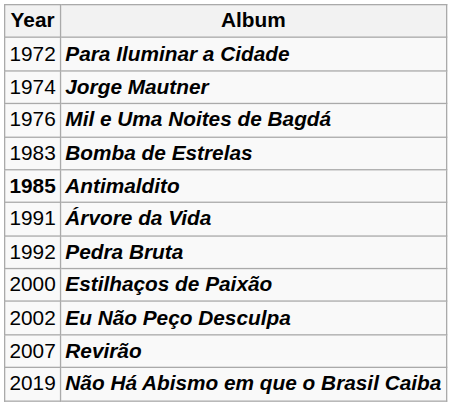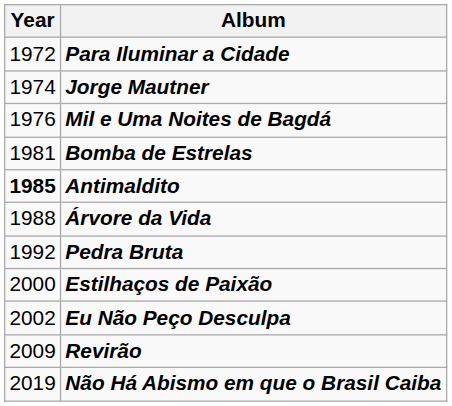(33, 152) 1983 -> (33, 152) 1981
(33, 218) 1991 -> (33, 218) 1988
(33, 350) 2007 -> (33, 350) 2009
